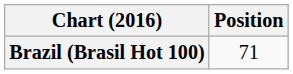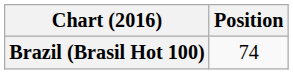(249, 52) 71 -> (249, 52) 74
